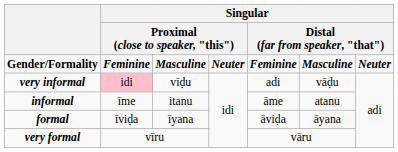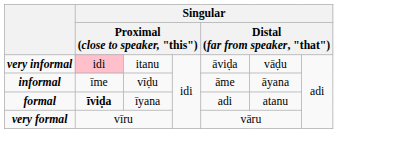- row: (52, 63)
(181, 82) vīḍu -> (148, 63) itanu
(273, 82) adi -> (225, 63) āviḍa
(181, 100) itanu -> (148, 82) vīḍu
(327, 100) atanu -> (275, 82) āyana
(127, 119) normal -> (99, 100) bold
(273, 119) āviḍa -> (225, 100) adi
(327, 119) āyana -> (275, 100) atanu
